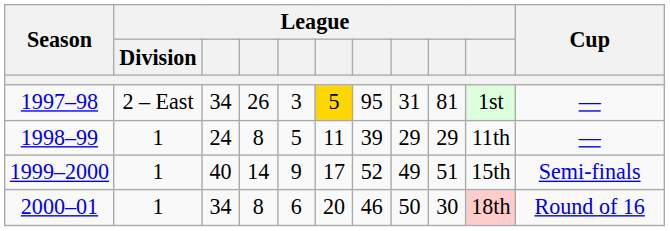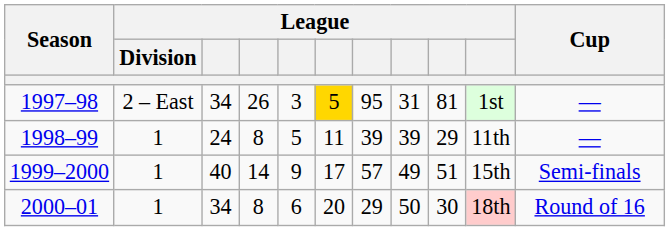(409, 137) 29 -> (409, 137) 39
(372, 172) 52 -> (372, 172) 57
(372, 207) 46 -> (372, 207) 29
